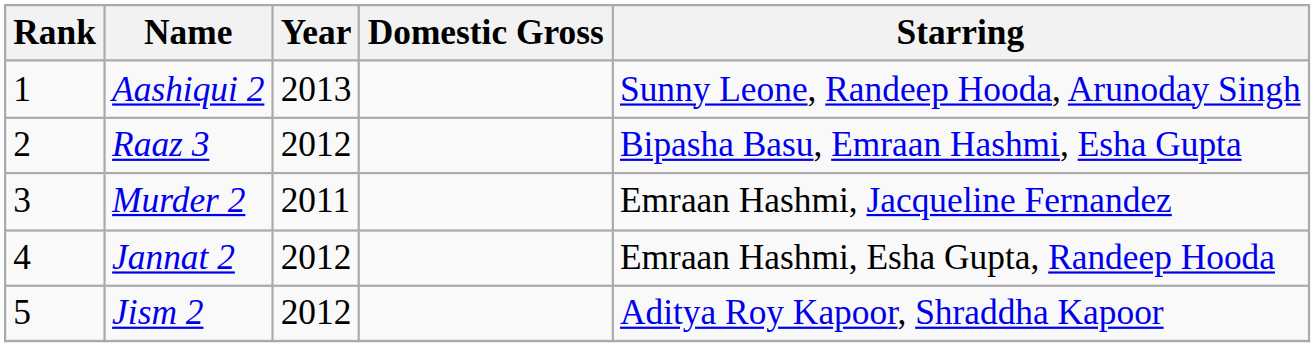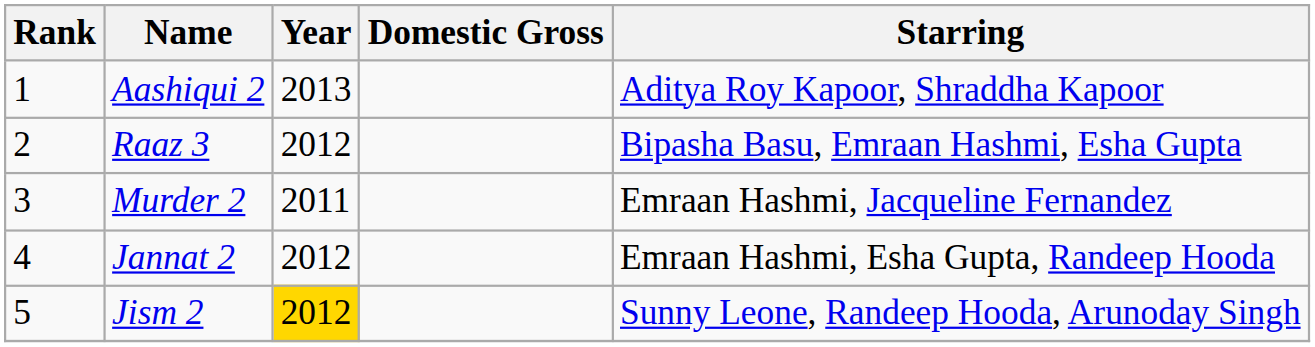(960, 88) Sunny Leone, Randeep Hooda, Arunoday Singh -> (892, 88) Aditya Roy Kapoor, Shraddha Kapoor
(316, 312) no background -> (316, 312) gold background
(892, 312) Aditya Roy Kapoor, Shraddha Kapoor -> (960, 312) Sunny Leone, Randeep Hooda, Arunoday Singh
